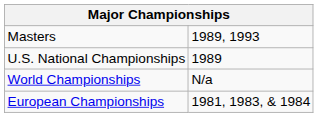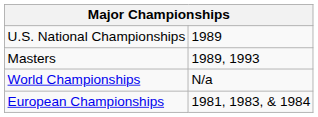rows swapped: (32, 36) <-> (96, 58)
